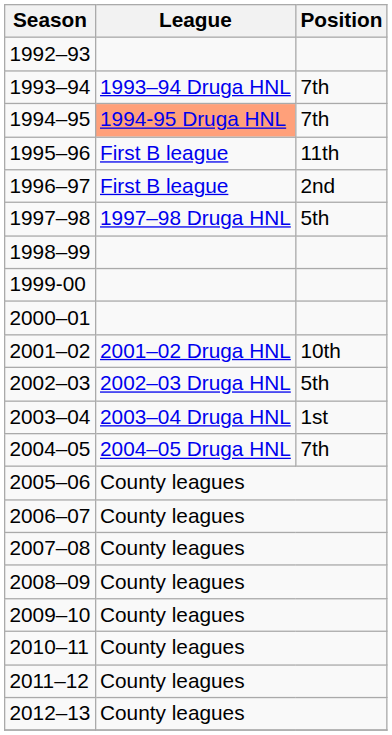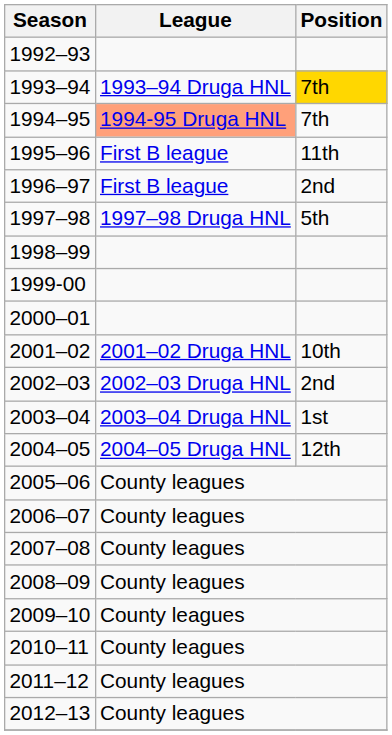(315, 86) no background -> (315, 86) gold background
(315, 383) 5th -> (318, 383) 2nd
(315, 449) 7th -> (321, 449) 12th
